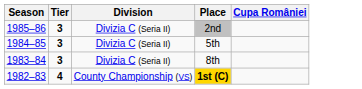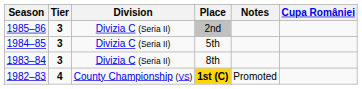+ column: (255, 13)
